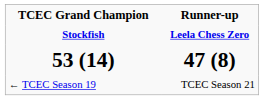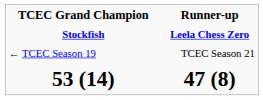rows swapped: (83, 60) <-> (52, 85)
